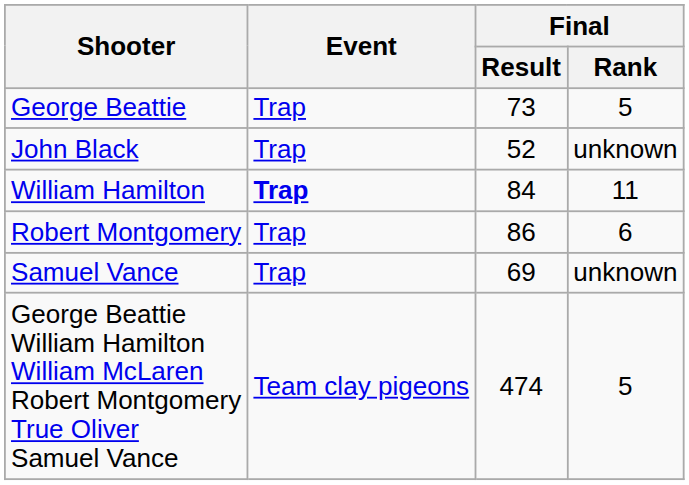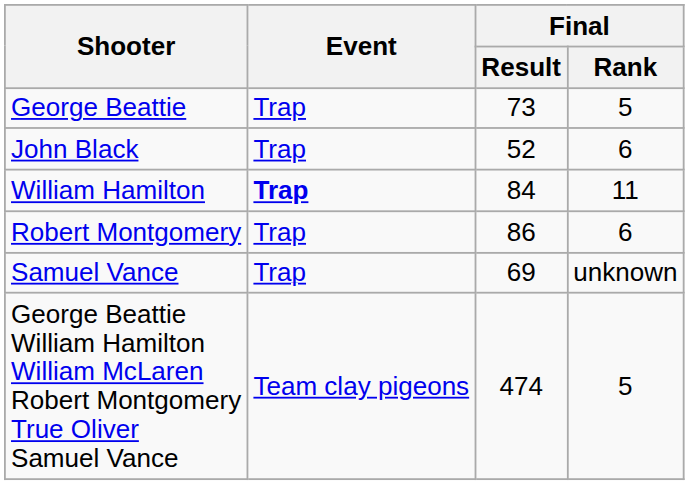(625, 149) unknown -> (625, 149) 6
